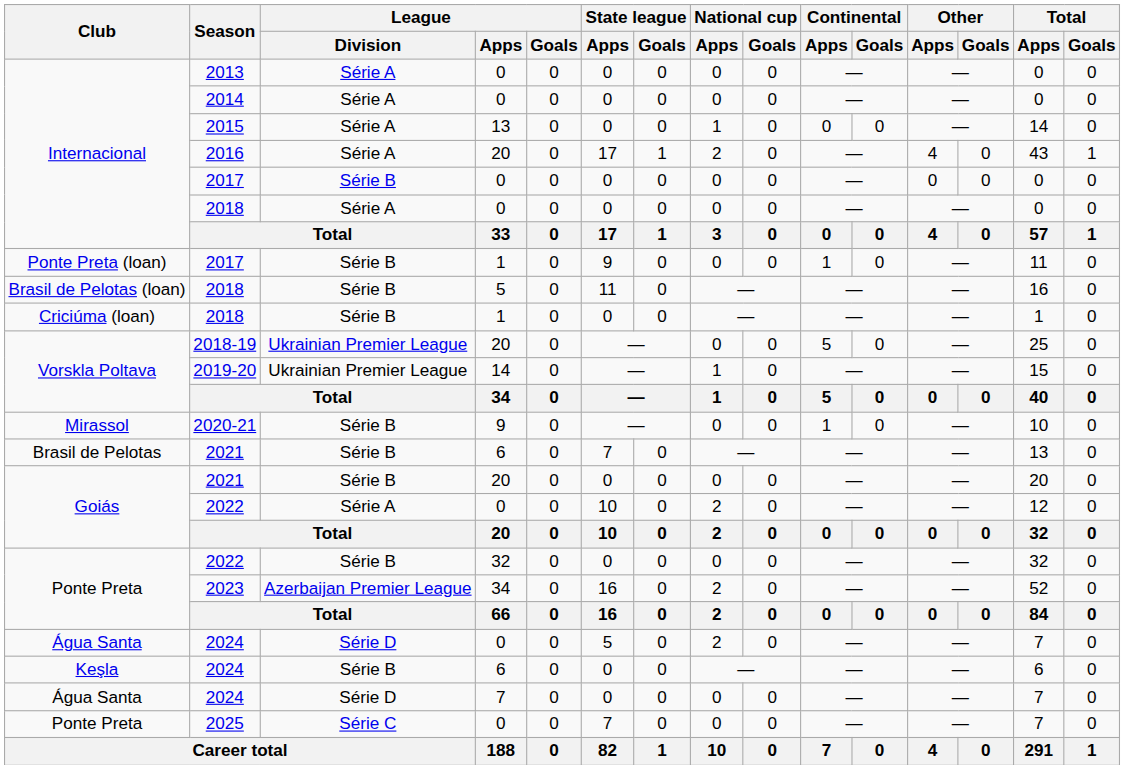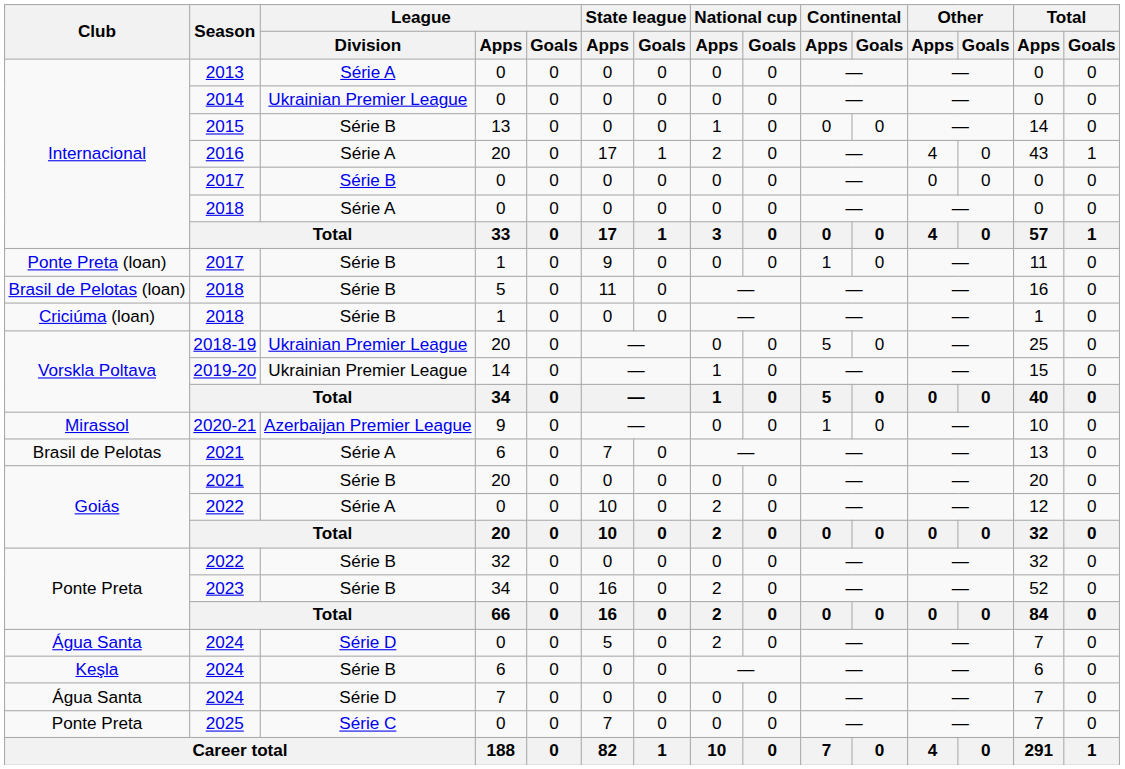(368, 99) Série A -> (368, 99) Ukrainian Premier League
(368, 126) Série A -> (368, 126) Série B
(368, 425) Série B -> (368, 425) Azerbaijan Premier League
(368, 452) Série B -> (368, 452) Série A
(368, 588) Azerbaijan Premier League -> (368, 588) Série B
